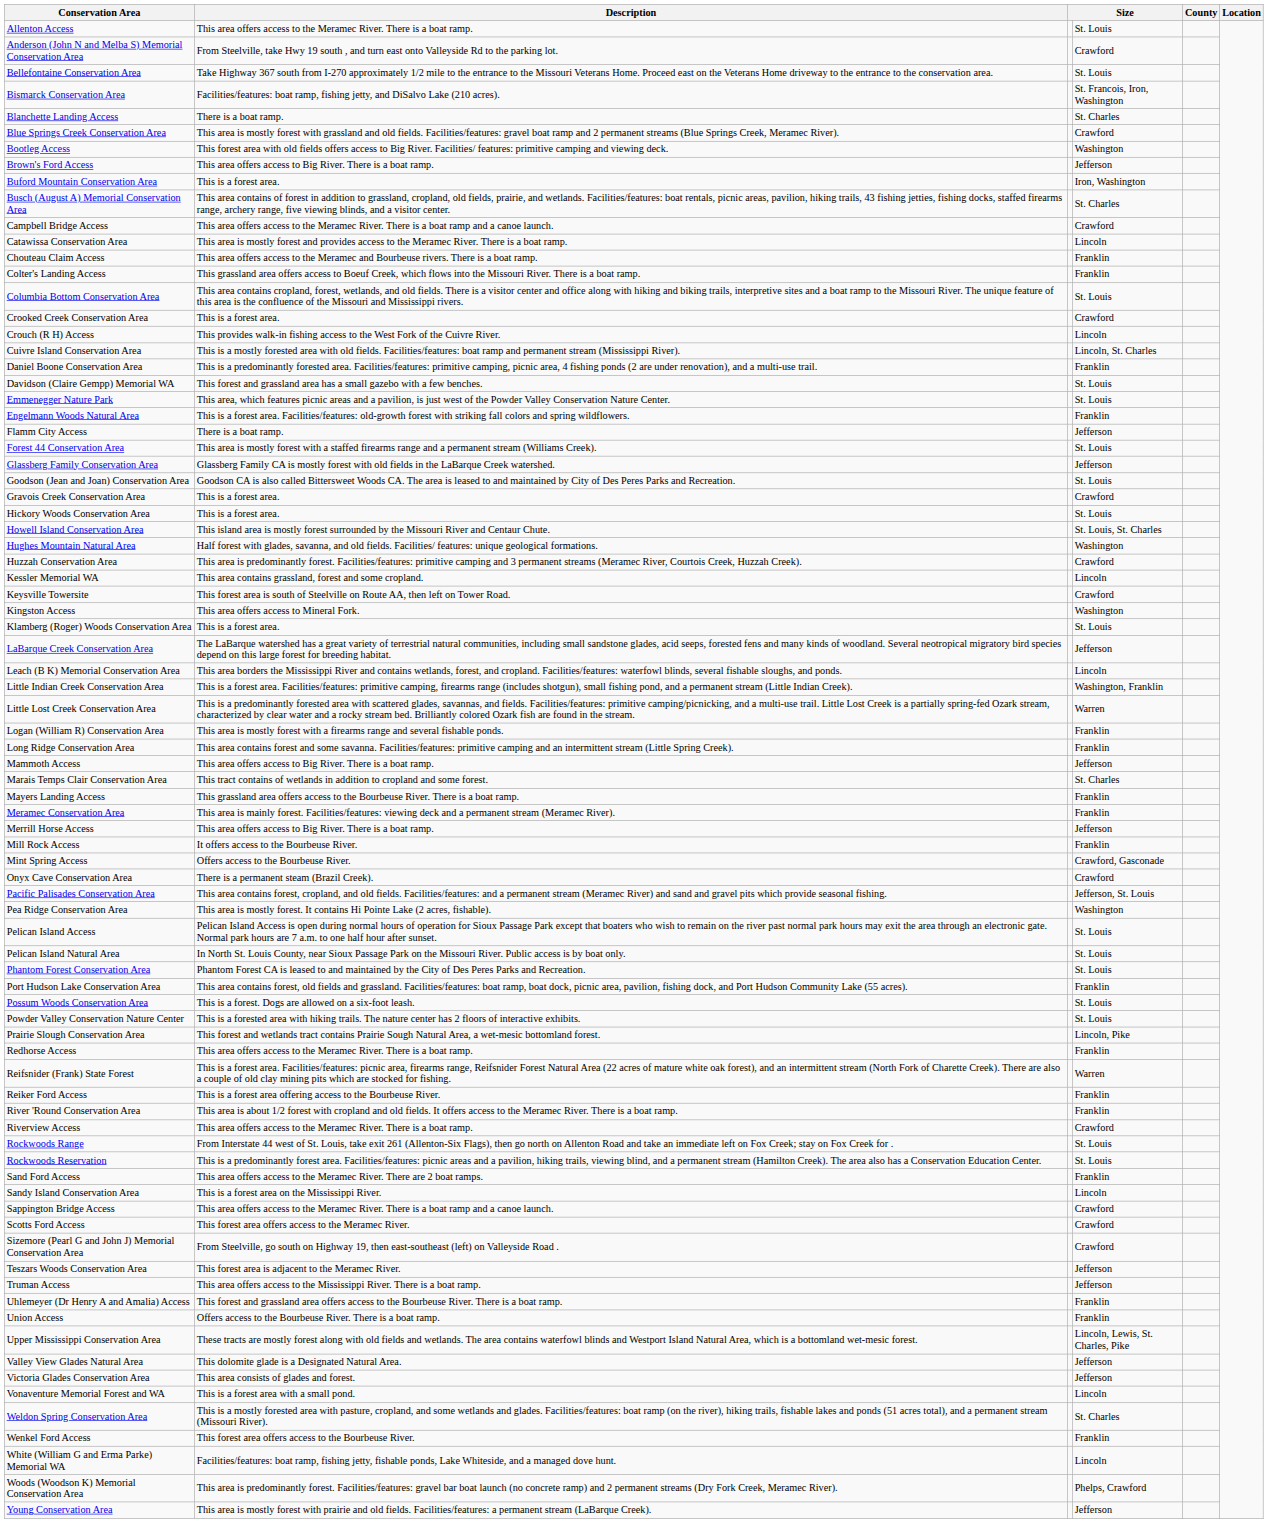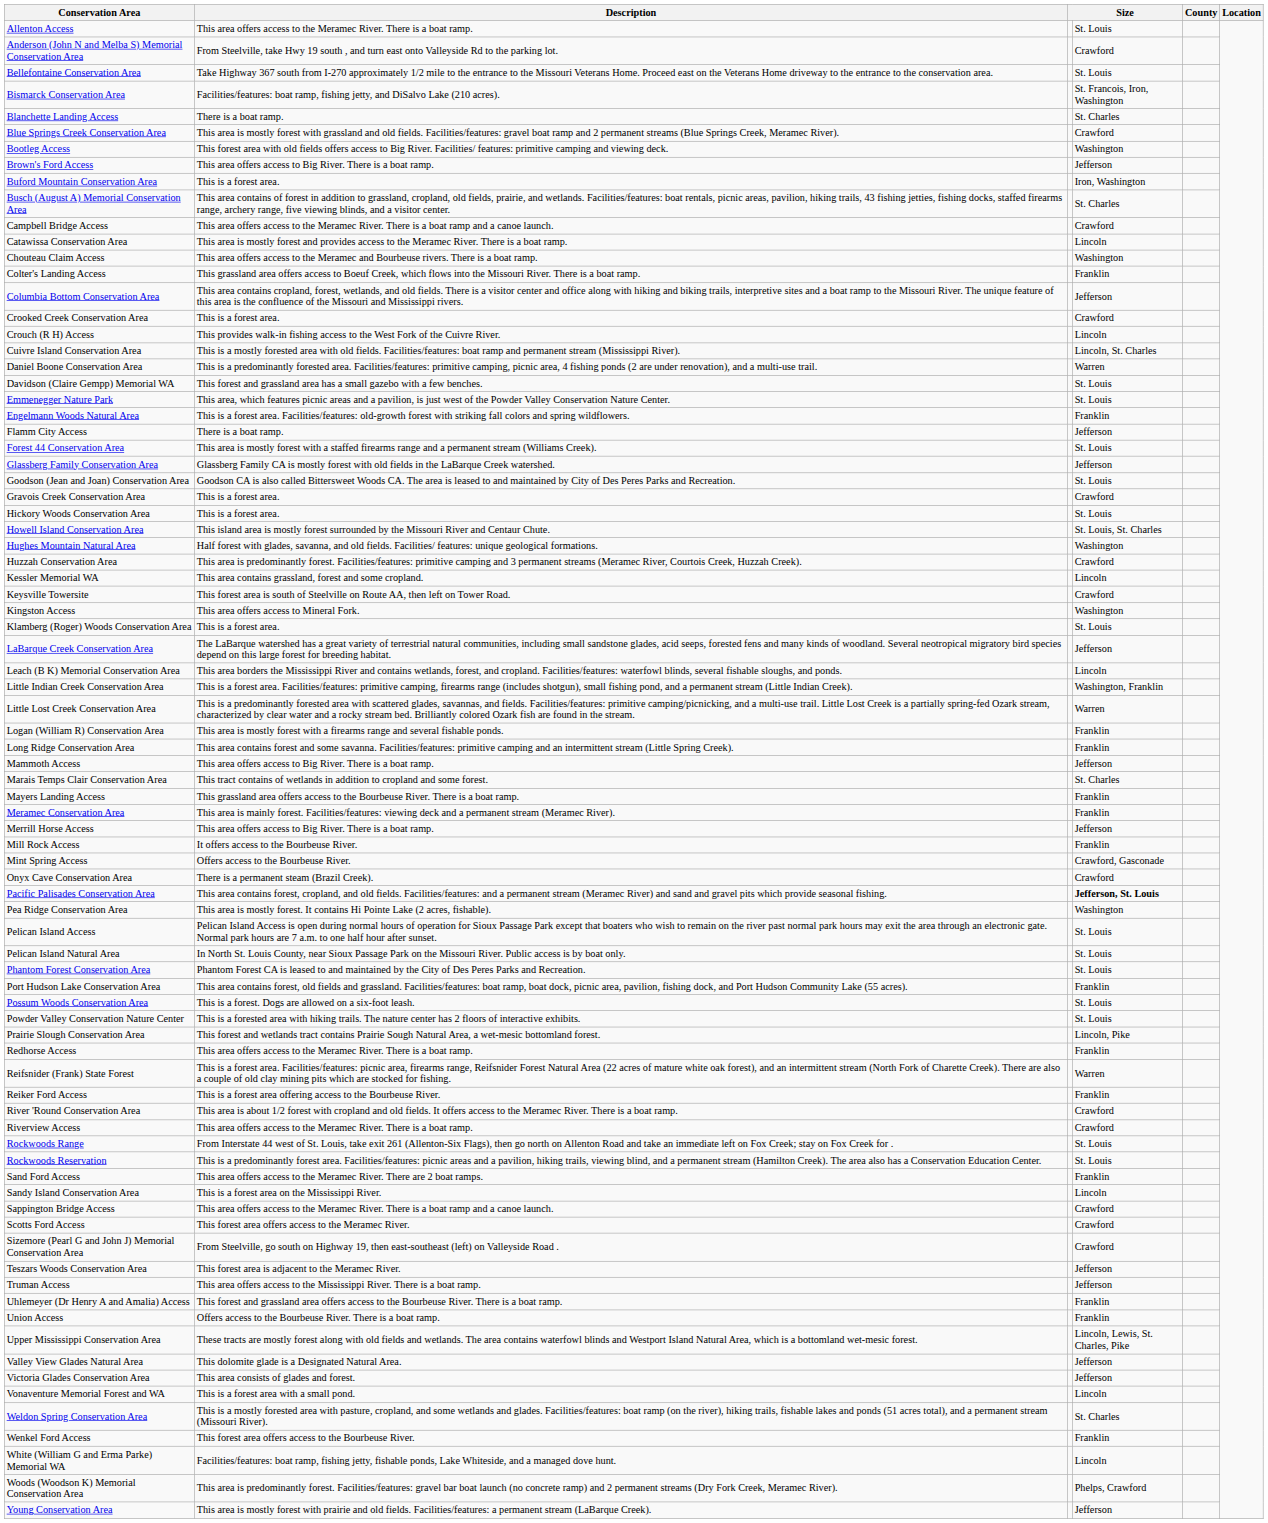(1092, 258) Franklin -> (1099, 258) Washington
(1093, 296) St. Louis -> (1093, 296) Jefferson
(1092, 367) Franklin -> (1090, 367) Warren
(1114, 893) normal -> (1117, 893) bold
(1092, 1111) Franklin -> (1094, 1111) Crawford
